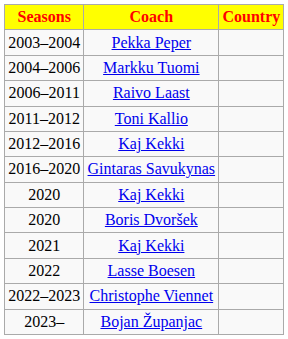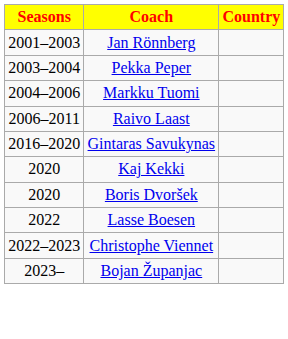+ row: (44, 42)
- row: (44, 118)
- row: (44, 144)
- row: (44, 245)
